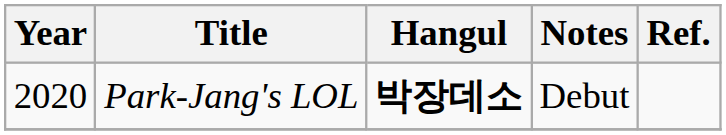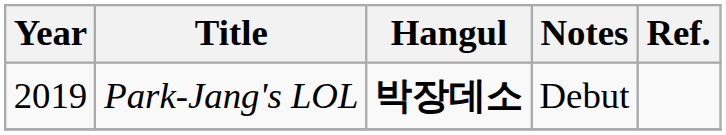(50, 95) 2020 -> (50, 95) 2019
